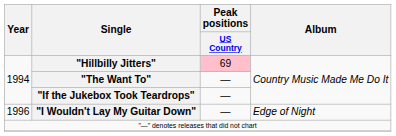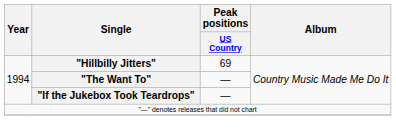(225, 63) pink background -> (225, 63) no background
- row: (116, 112)
